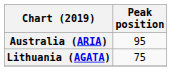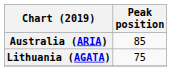(140, 41) 95 -> (140, 41) 85
